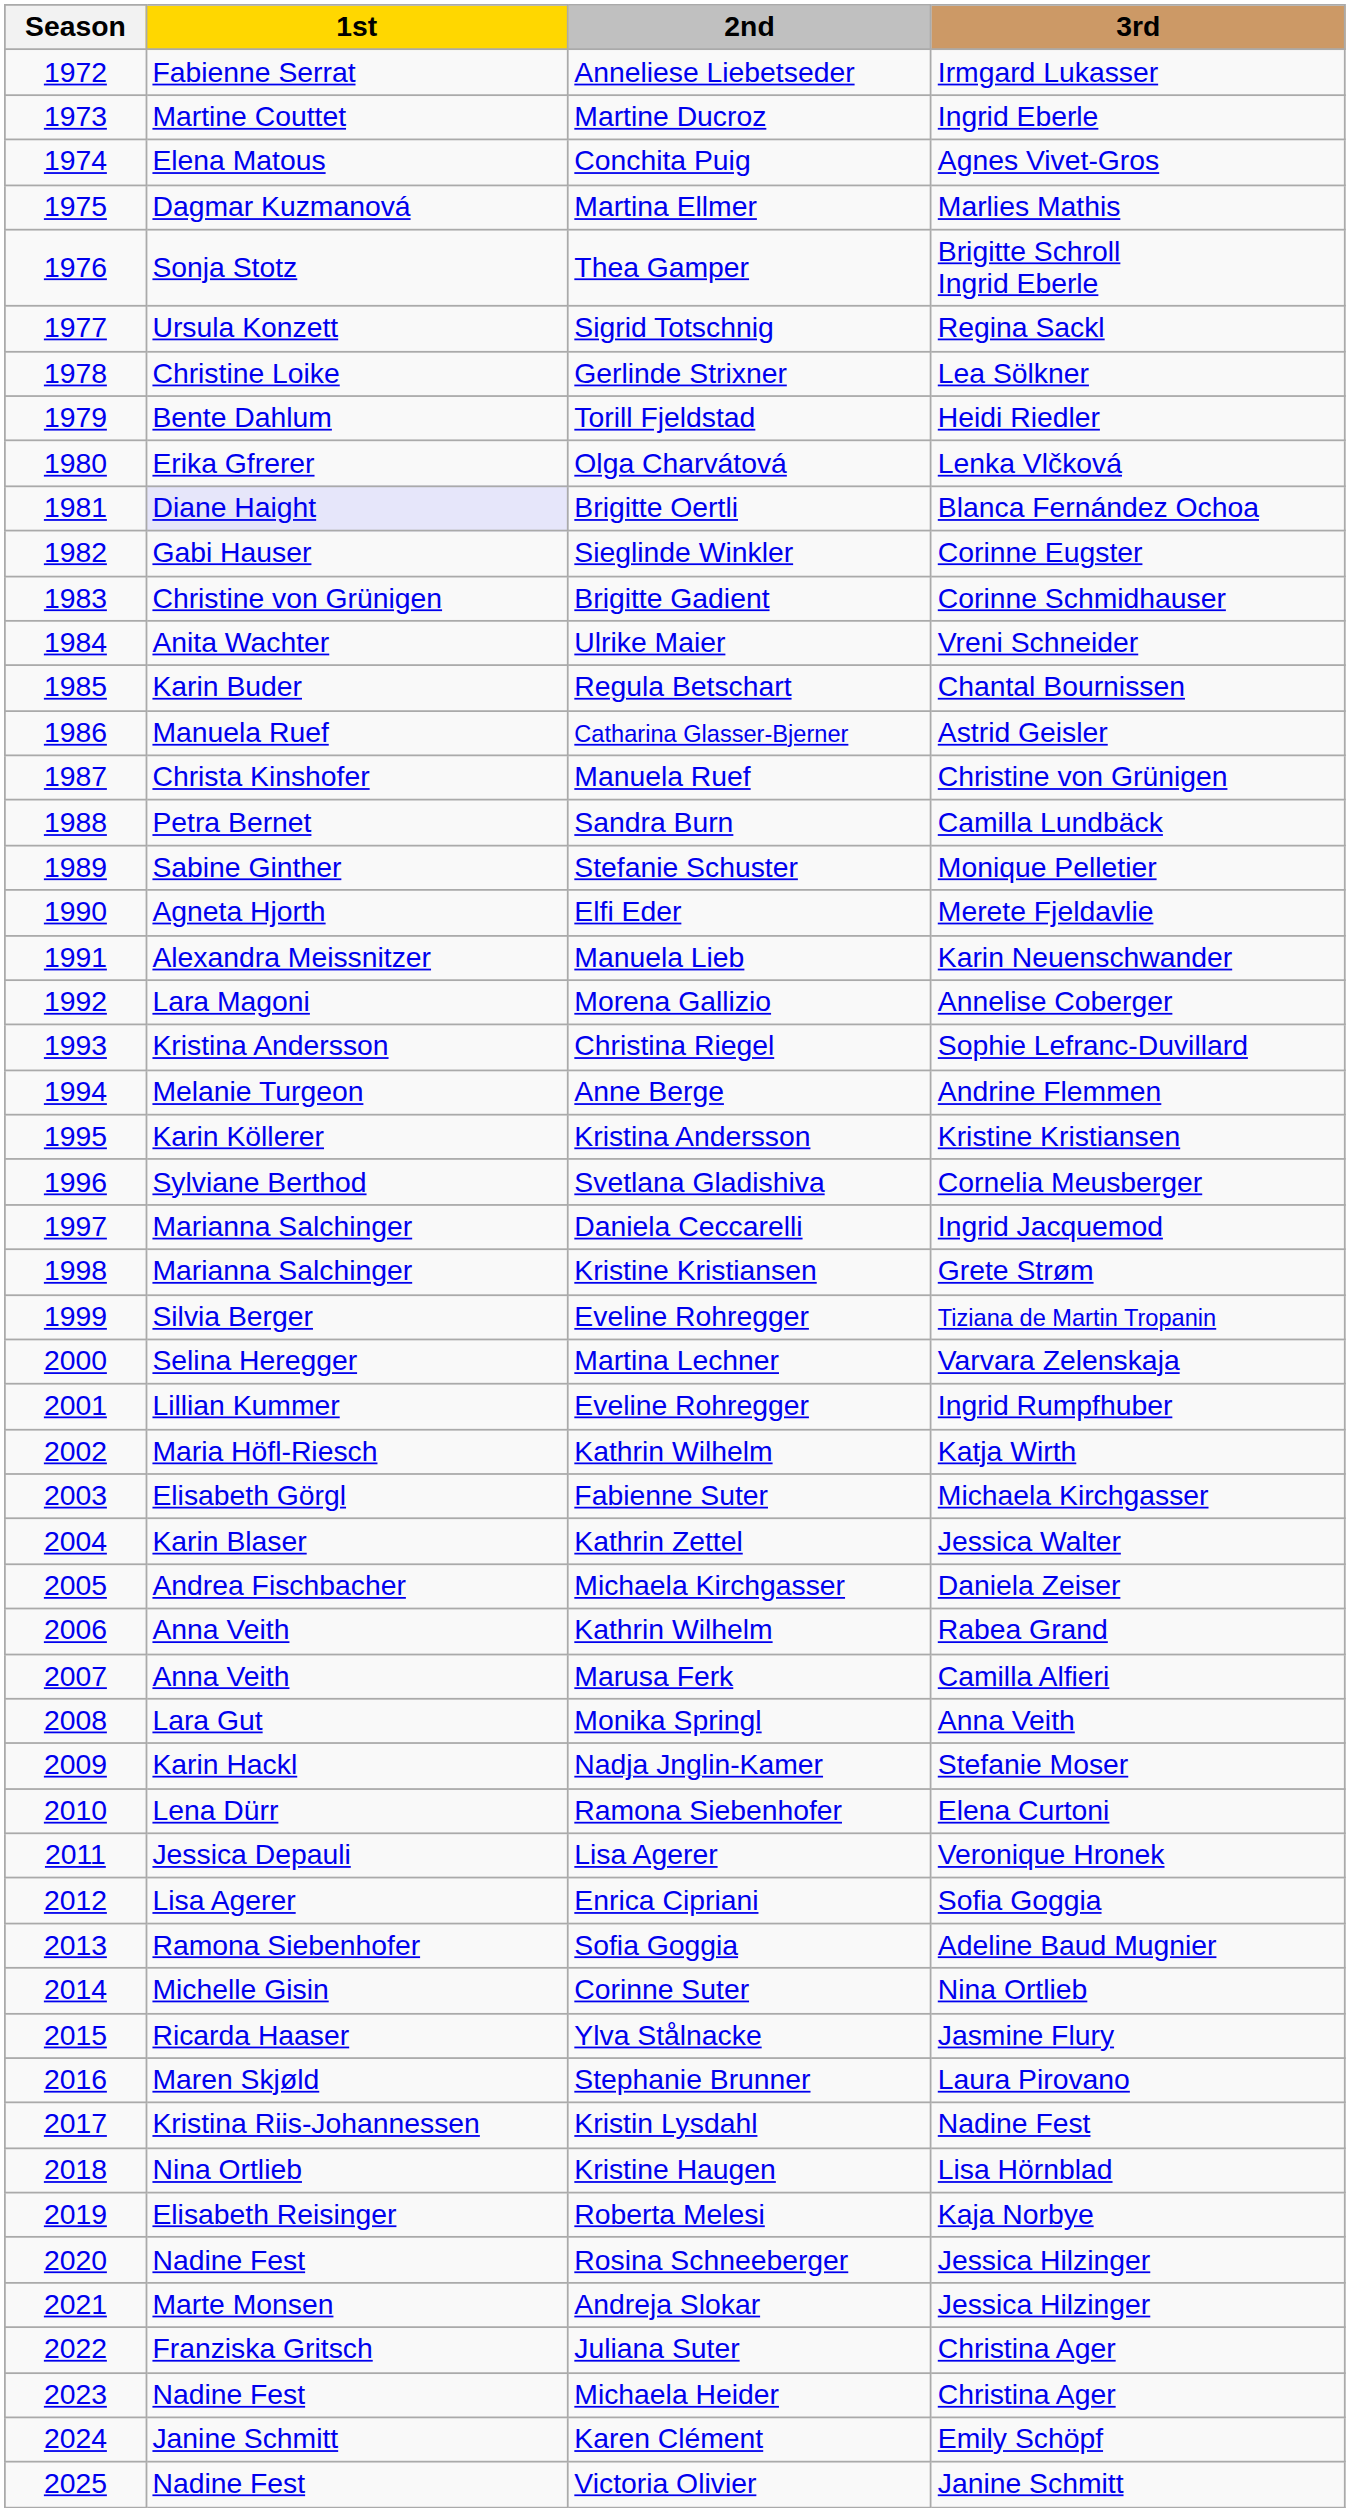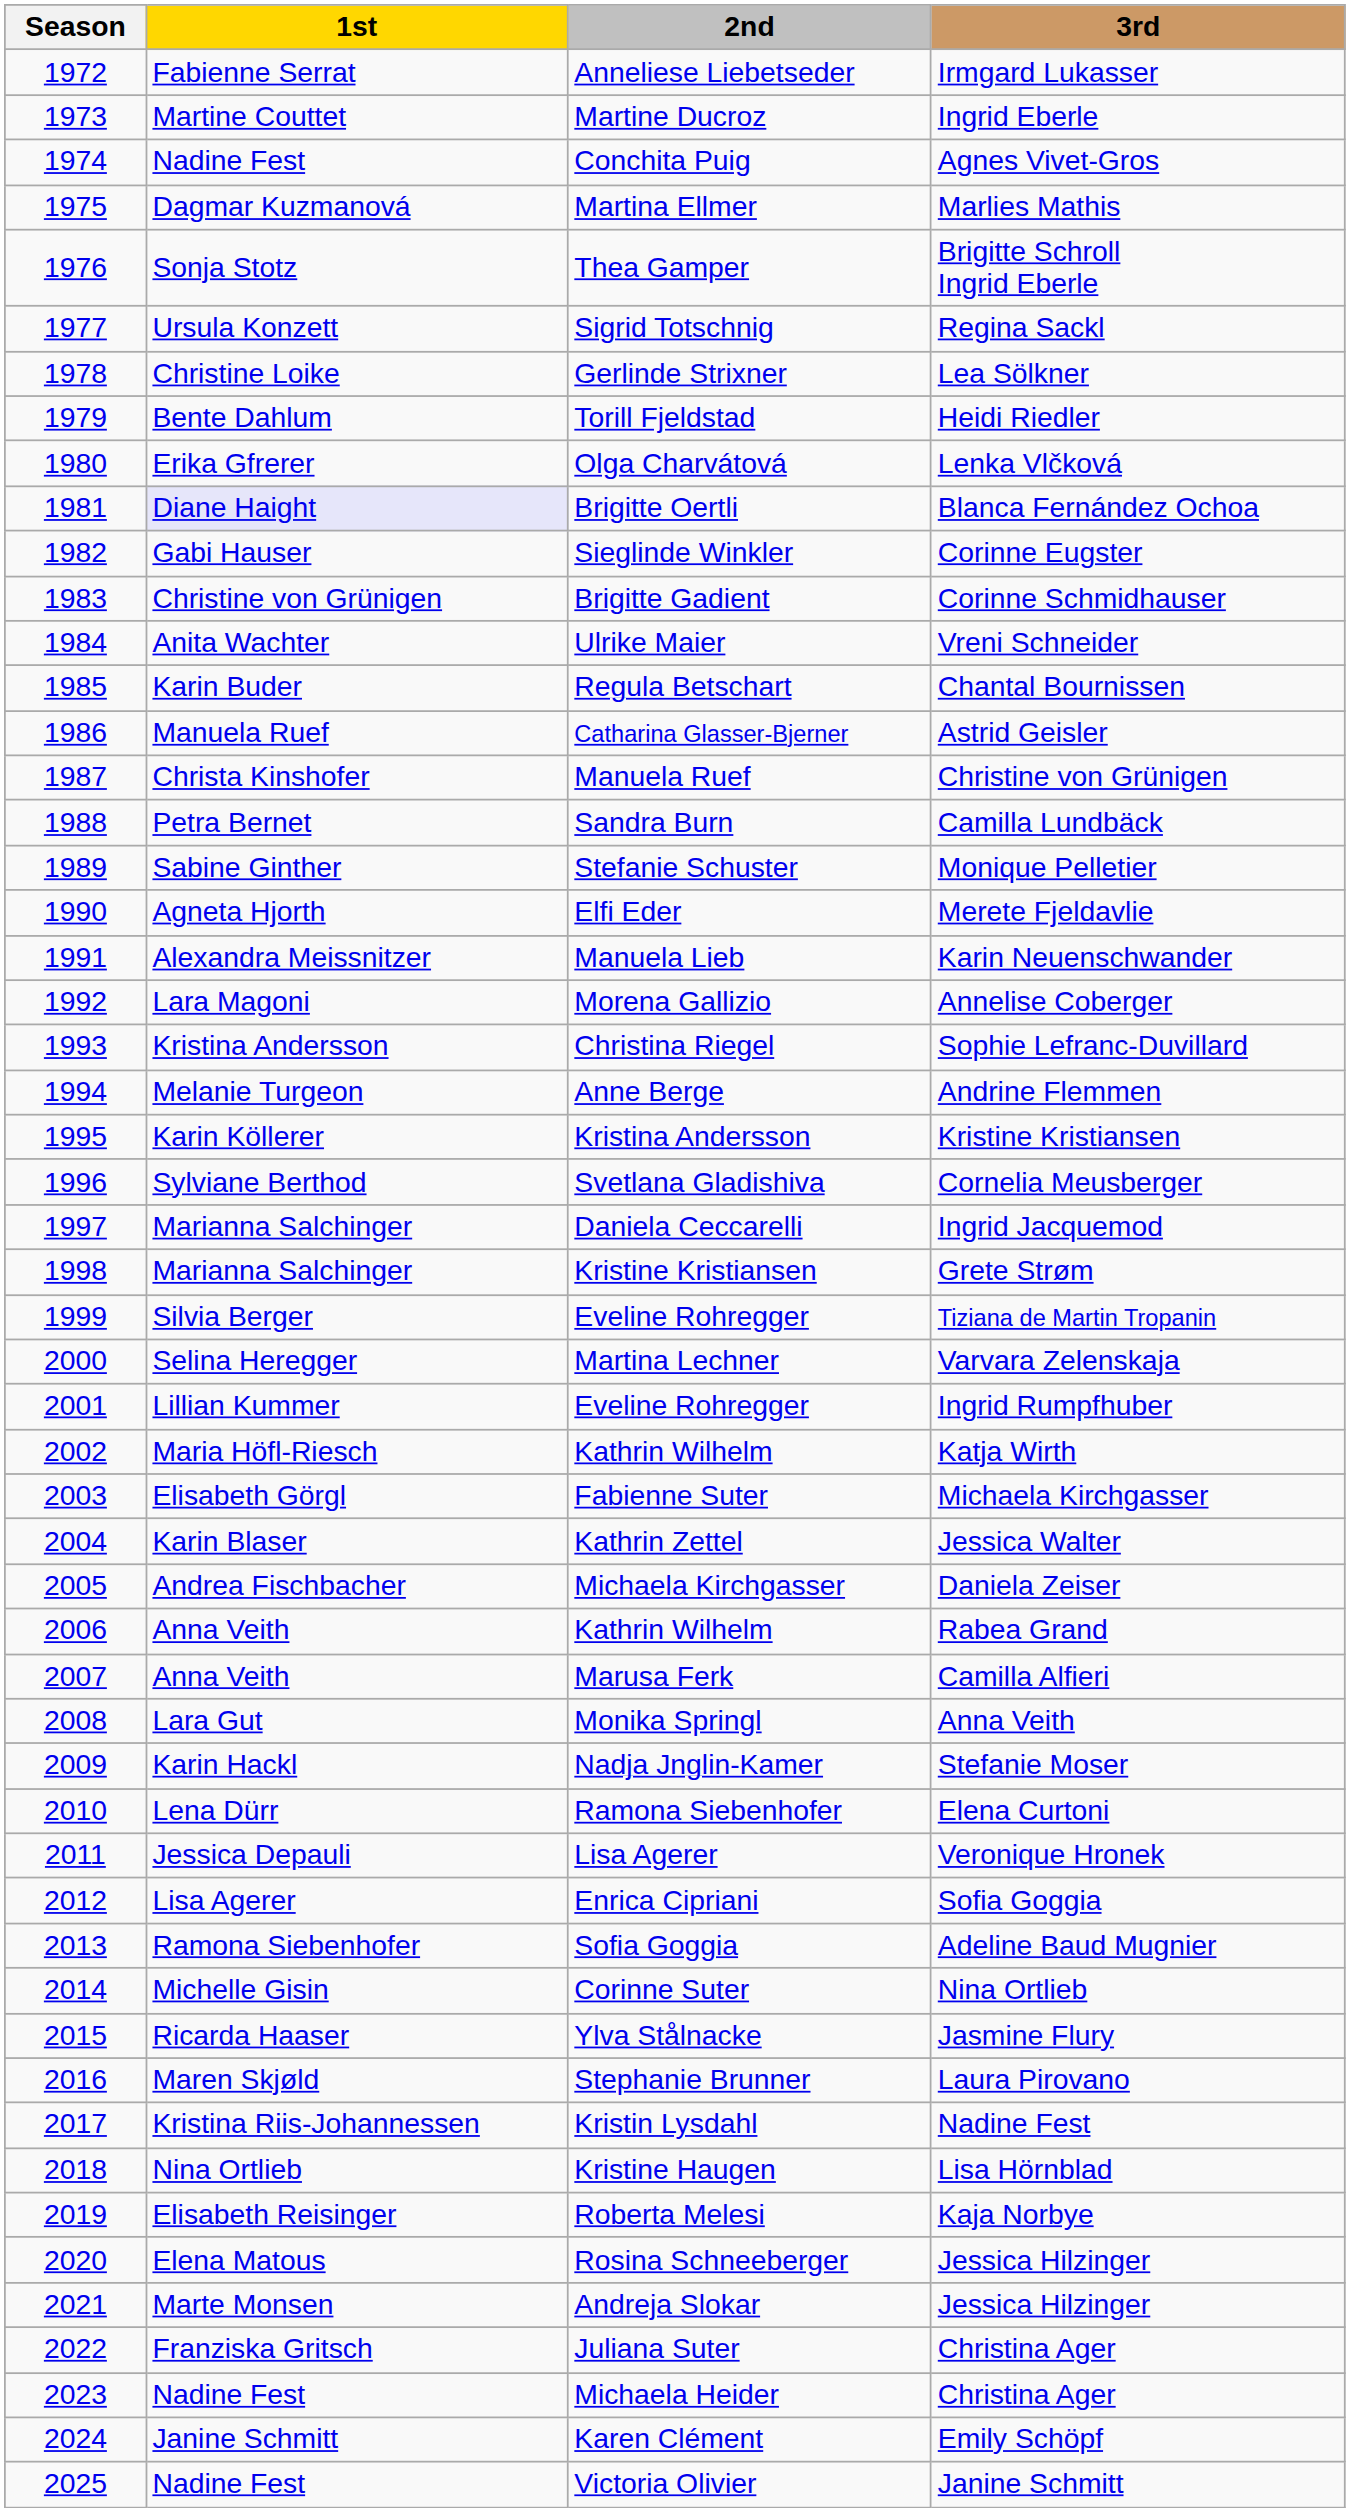(239, 161) Elena Matous -> (229, 161) Nadine Fest
(229, 2259) Nadine Fest -> (239, 2259) Elena Matous
